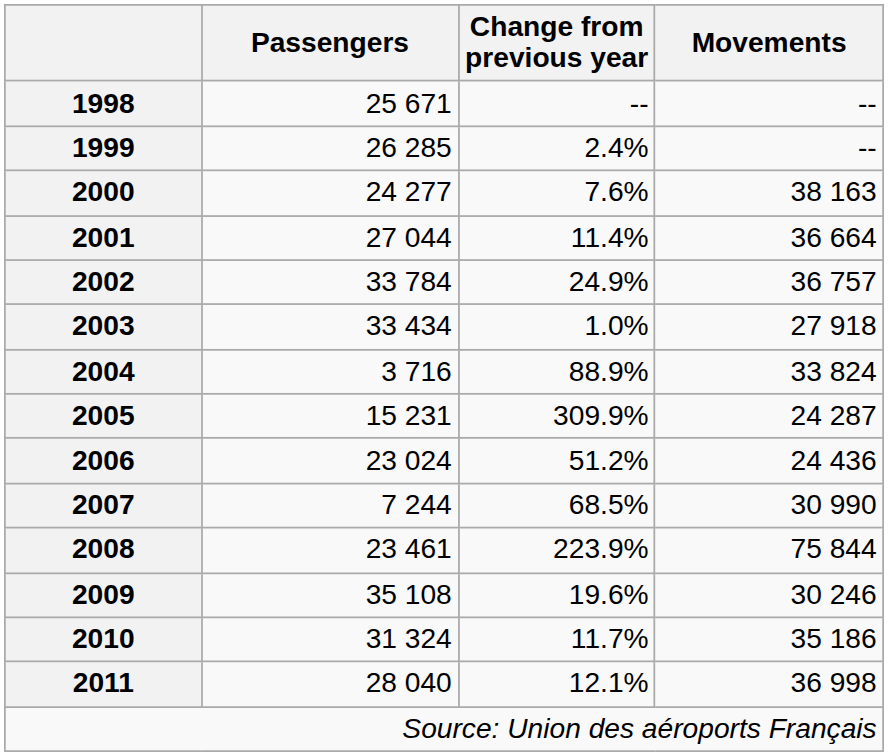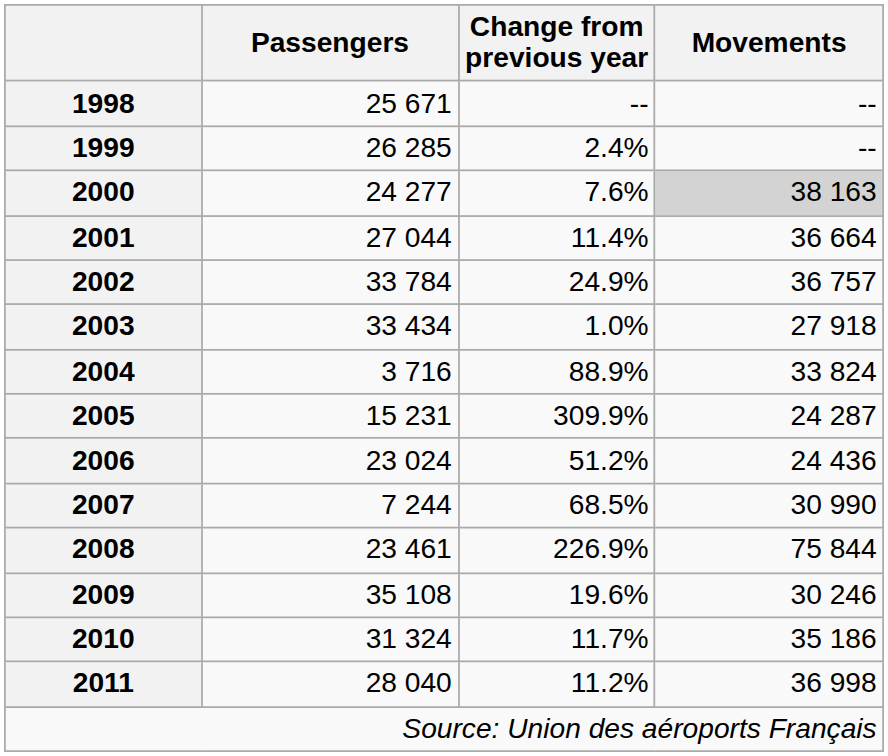(834, 192) no background -> (834, 192) lightgrey background
(601, 549) 223.9% -> (601, 549) 226.9%
(609, 683) 12.1% -> (610, 683) 11.2%
